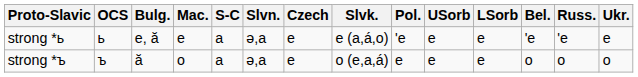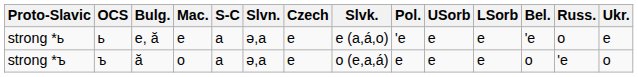(563, 38) 'e -> (561, 38) o
(561, 60) o -> (563, 60) 'e
